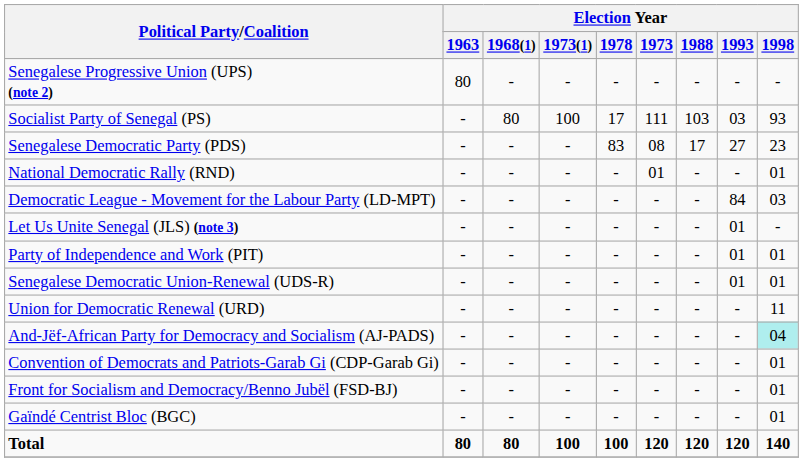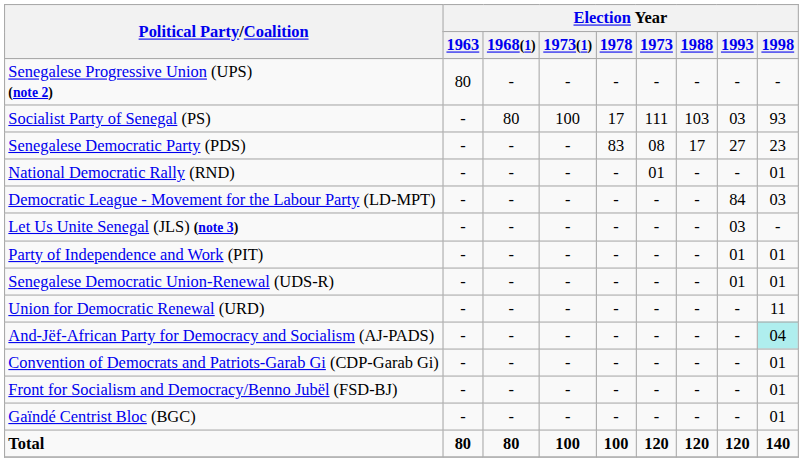(737, 227) 01 -> (737, 227) 03
